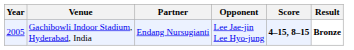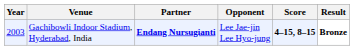(16, 32) 2005 -> (16, 32) 2003
(173, 32) normal -> (176, 32) bold
